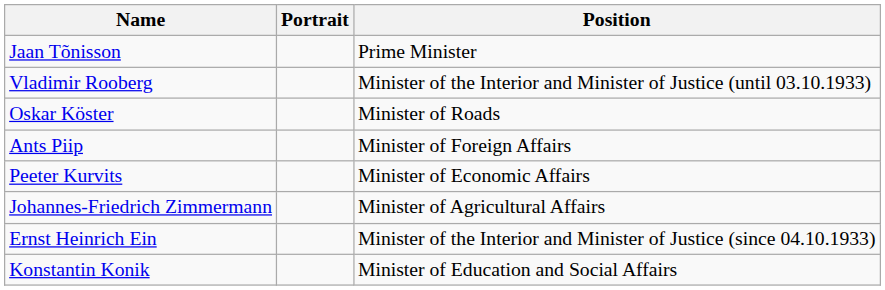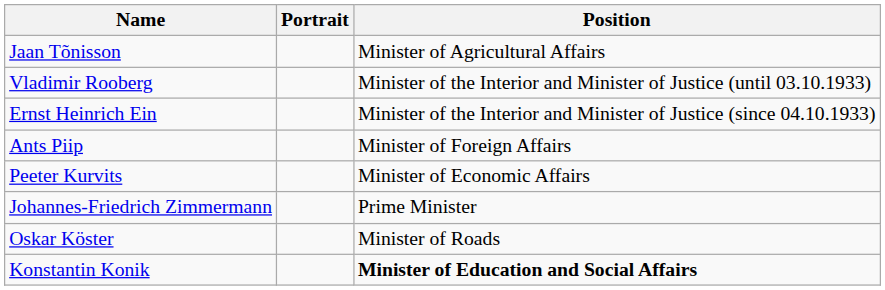(417, 51) Prime Minister -> (482, 51) Minister of Agricultural Affairs
rows swapped: (83, 238) <-> (61, 113)
(482, 207) Minister of Agricultural Affairs -> (417, 207) Prime Minister
(518, 269) normal -> (527, 269) bold
